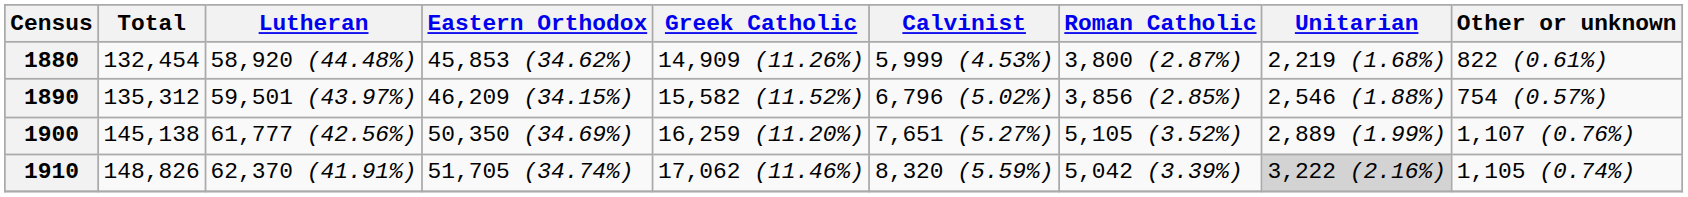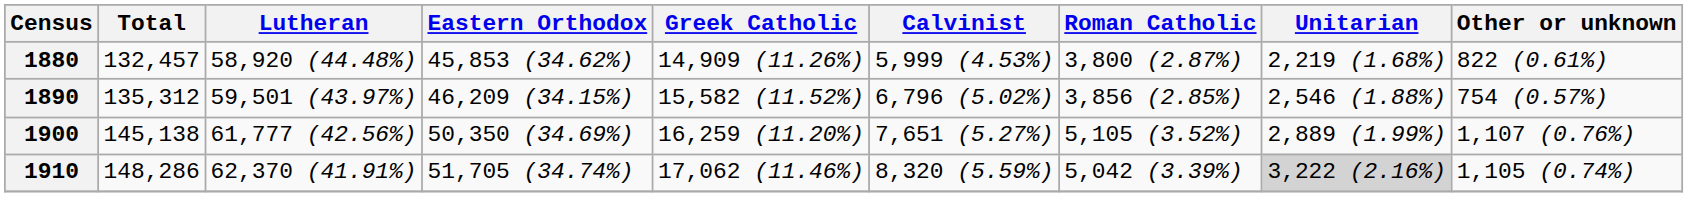(152, 61) 132,454 -> (152, 61) 132,457
(152, 173) 148,826 -> (152, 173) 148,286
